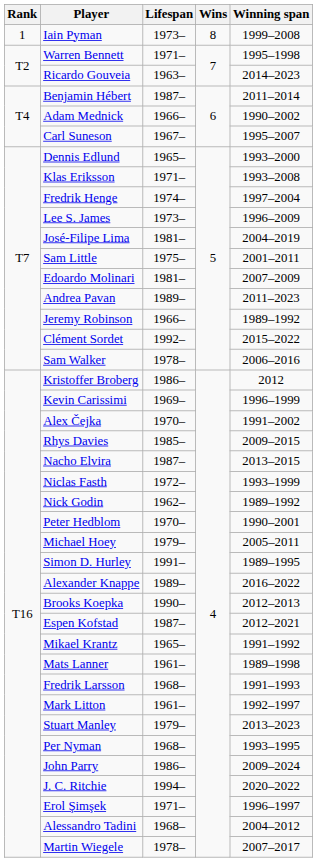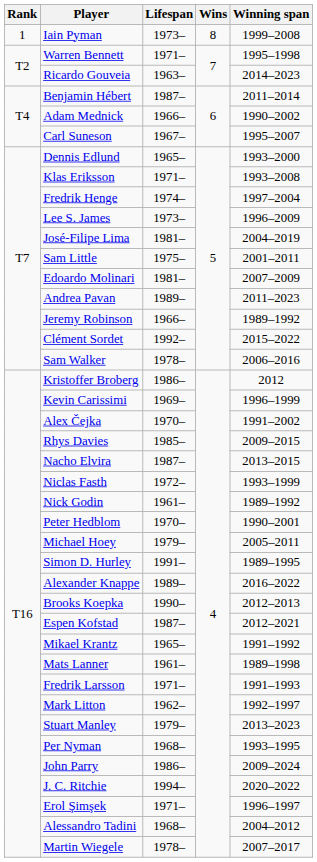(169, 501) 1962– -> (169, 501) 1961–
(169, 684) 1968– -> (169, 684) 1971–
(169, 704) 1961– -> (169, 704) 1962–
